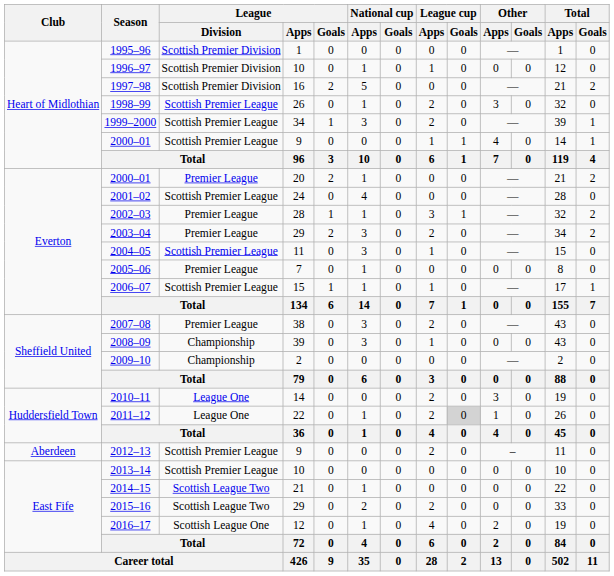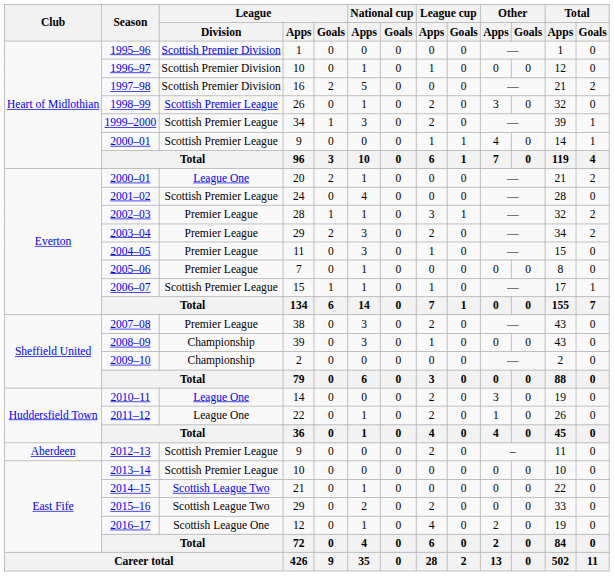(221, 178) Premier League -> (221, 178) League One
(221, 251) Scottish Premier League -> (221, 251) Premier League
(464, 415) lightgrey background -> (464, 415) no background
